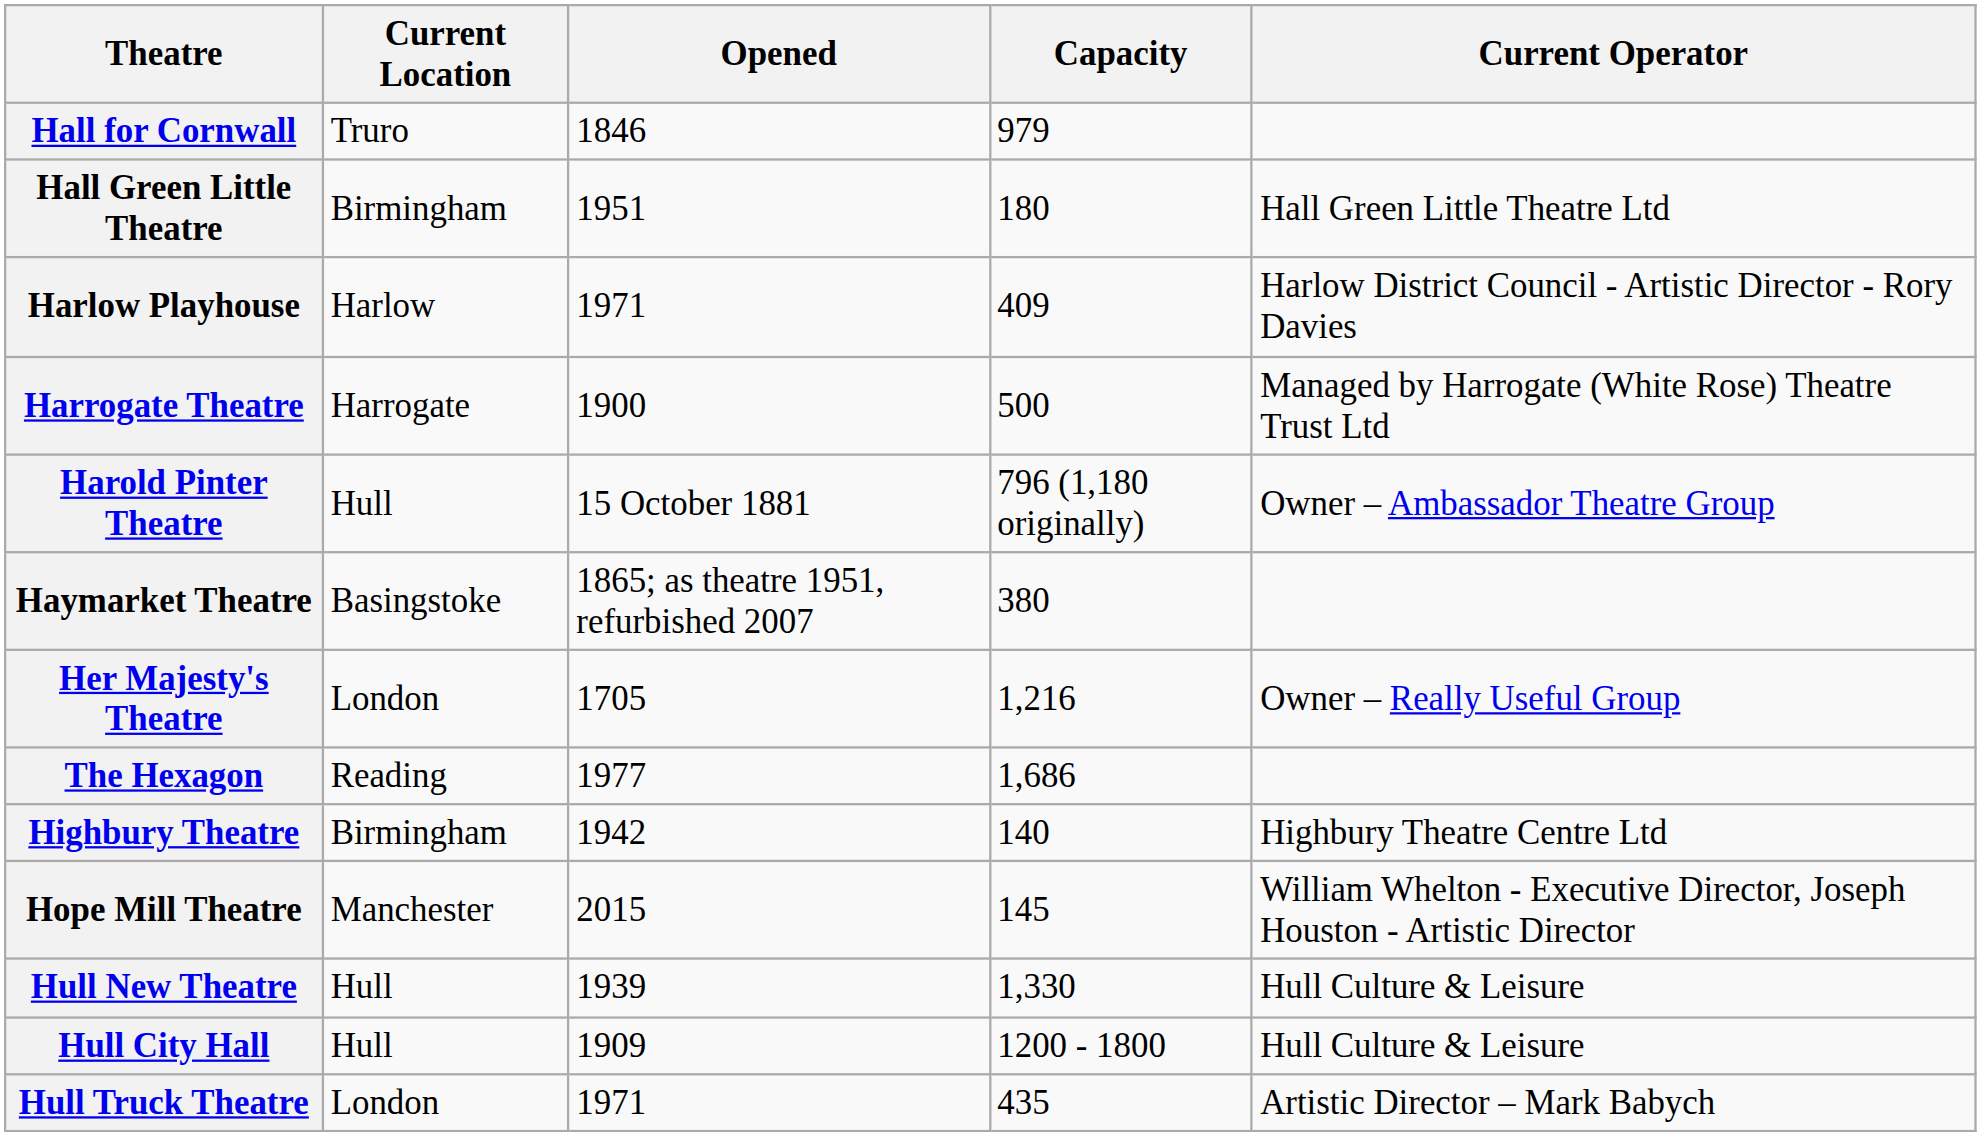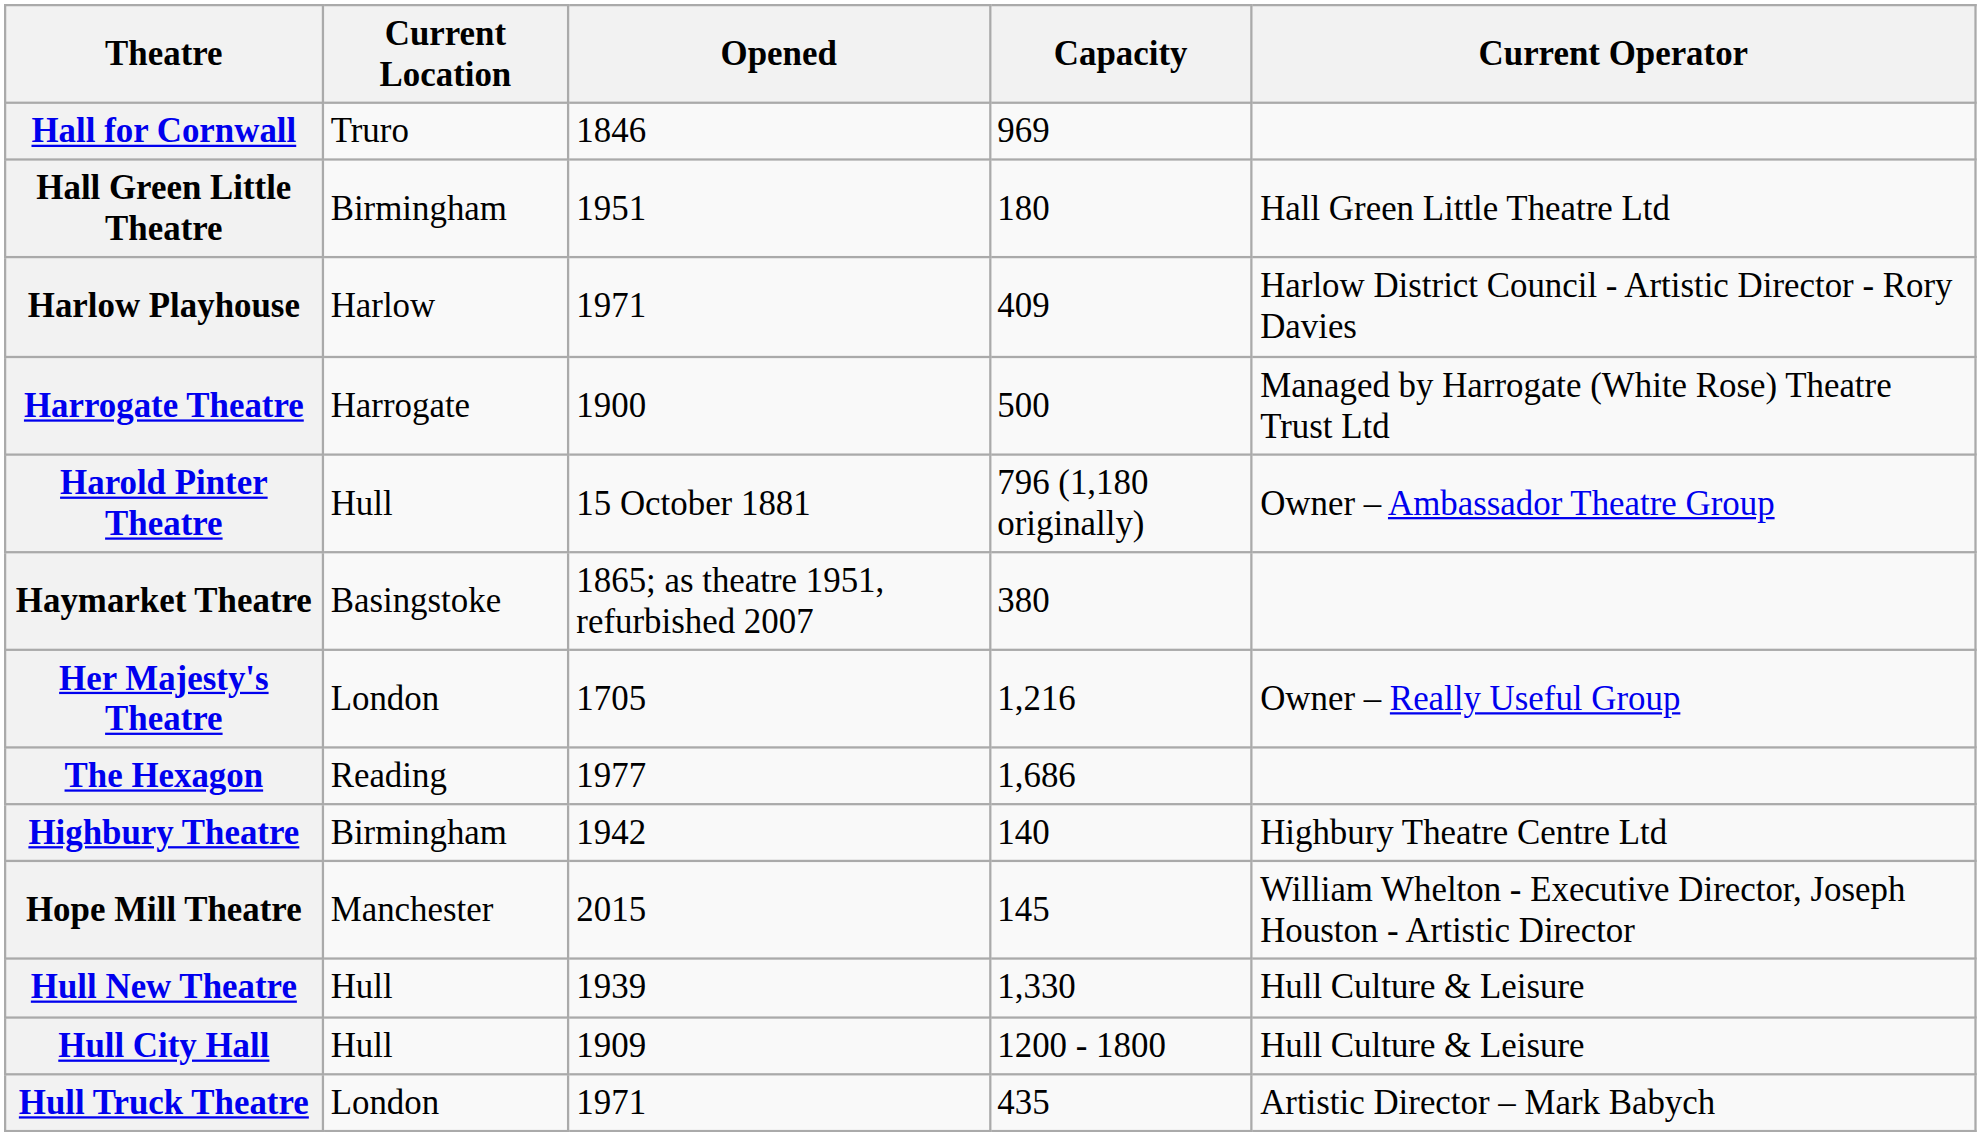(1023, 131) 979 -> (1023, 131) 969
